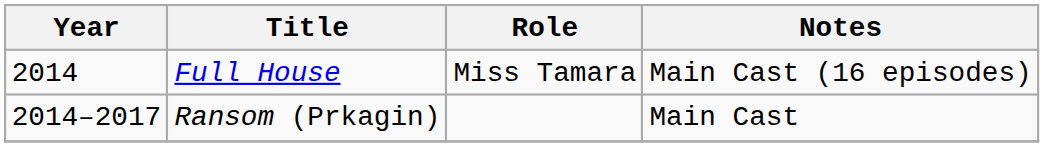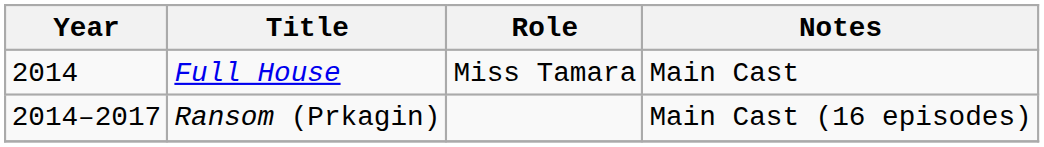(841, 73) Main Cast (16 episodes) -> (724, 73) Main Cast
(724, 118) Main Cast -> (841, 118) Main Cast (16 episodes)
